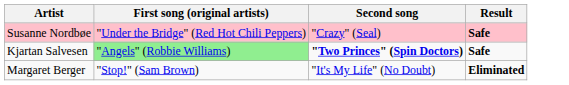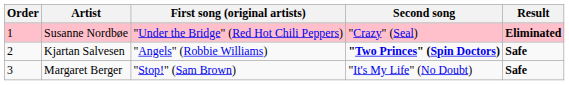+ column: (23, 13)
(479, 32) Safe -> (533, 32) Eliminated
(163, 51) lightgreen background -> (200, 51) no background
(496, 70) Eliminated -> (516, 70) Safe
